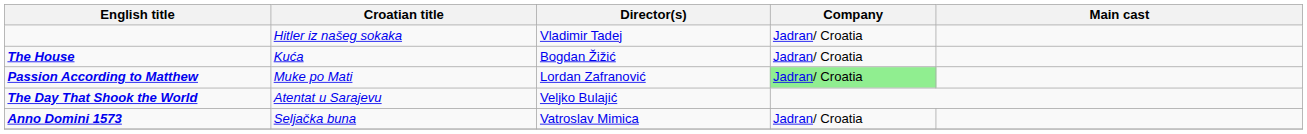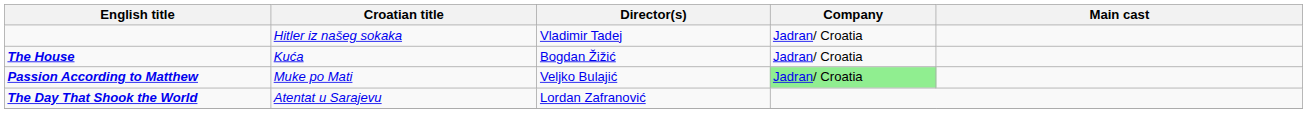(593, 77) Lordan Zafranović -> (579, 77) Veljko Bulajić
(579, 98) Veljko Bulajić -> (593, 98) Lordan Zafranović
- row: (65, 118)
